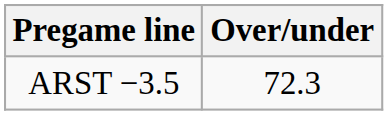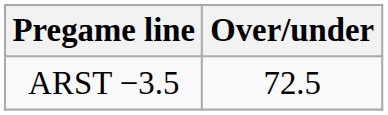(292, 82) 72.3 -> (292, 82) 72.5
